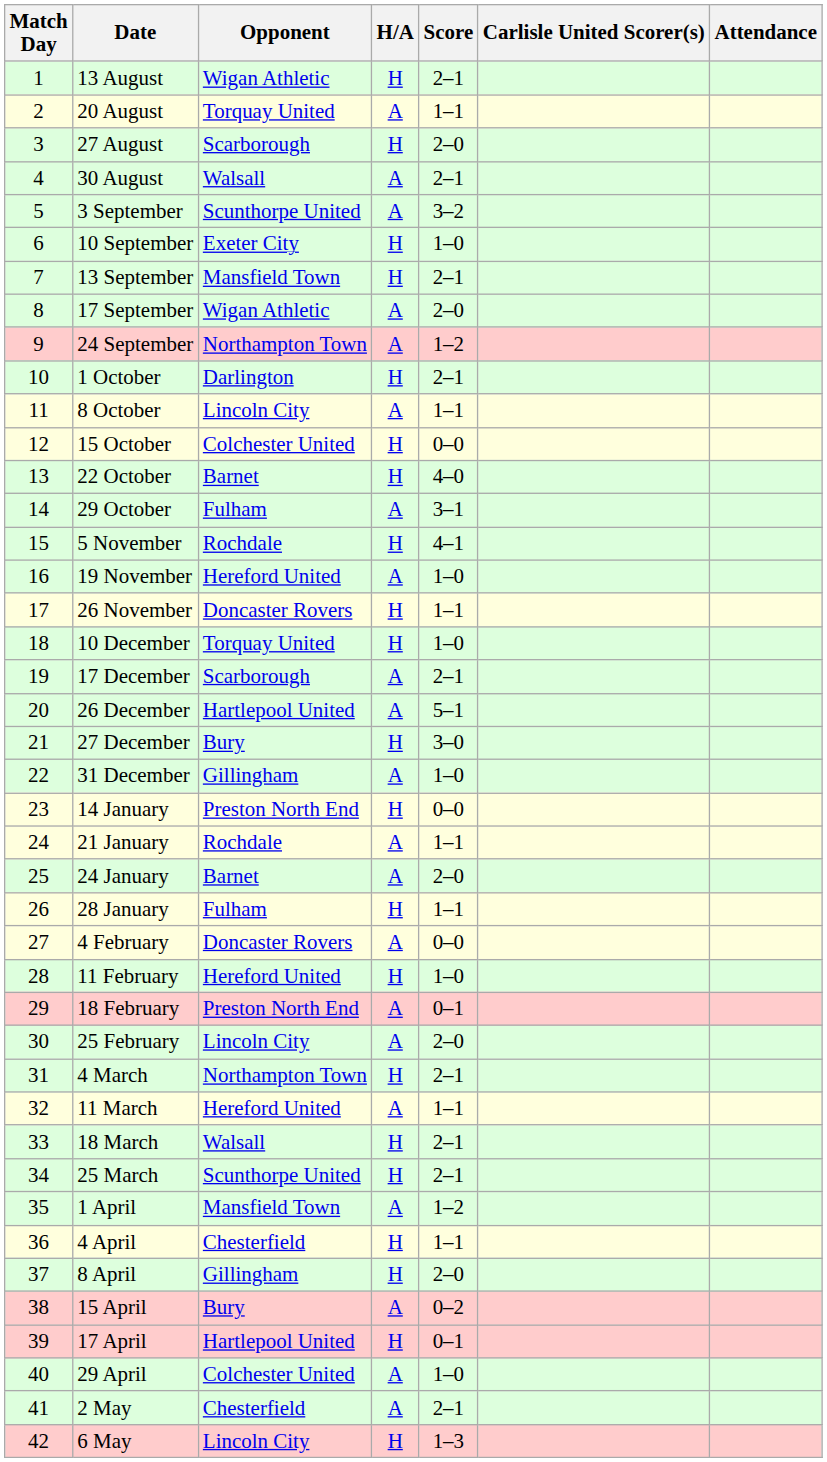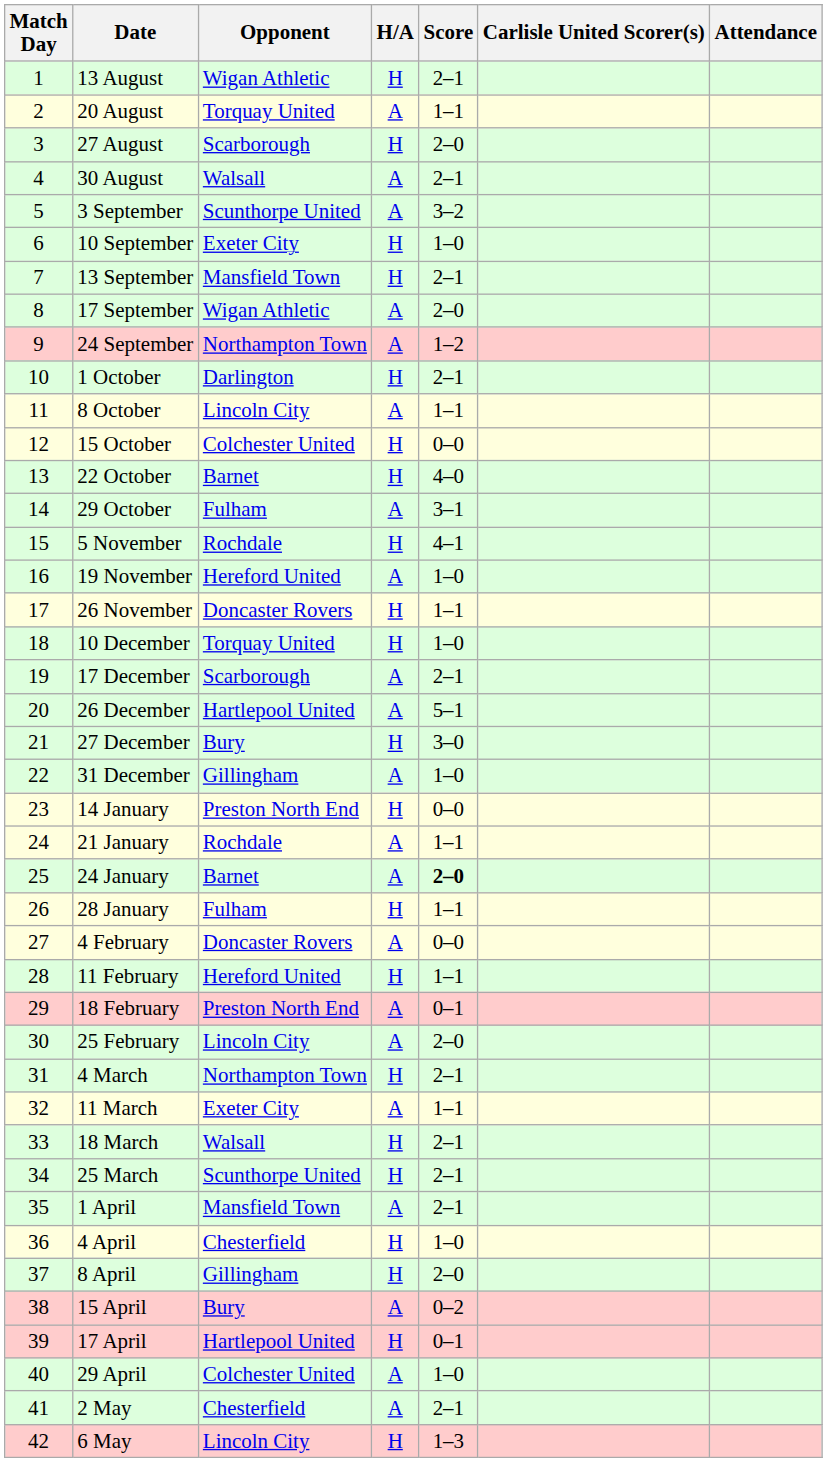(448, 875) normal -> (448, 875) bold
(448, 975) 1–0 -> (448, 975) 1–1
(272, 1108) Hereford United -> (251, 1108) Exeter City
(448, 1208) 1–2 -> (448, 1208) 2–1
(448, 1241) 1–1 -> (448, 1241) 1–0
